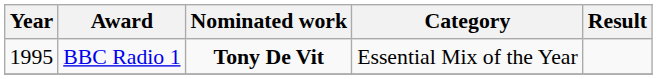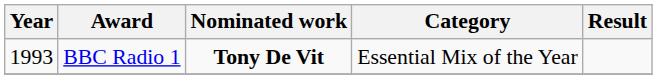(31, 56) 1995 -> (31, 56) 1993
